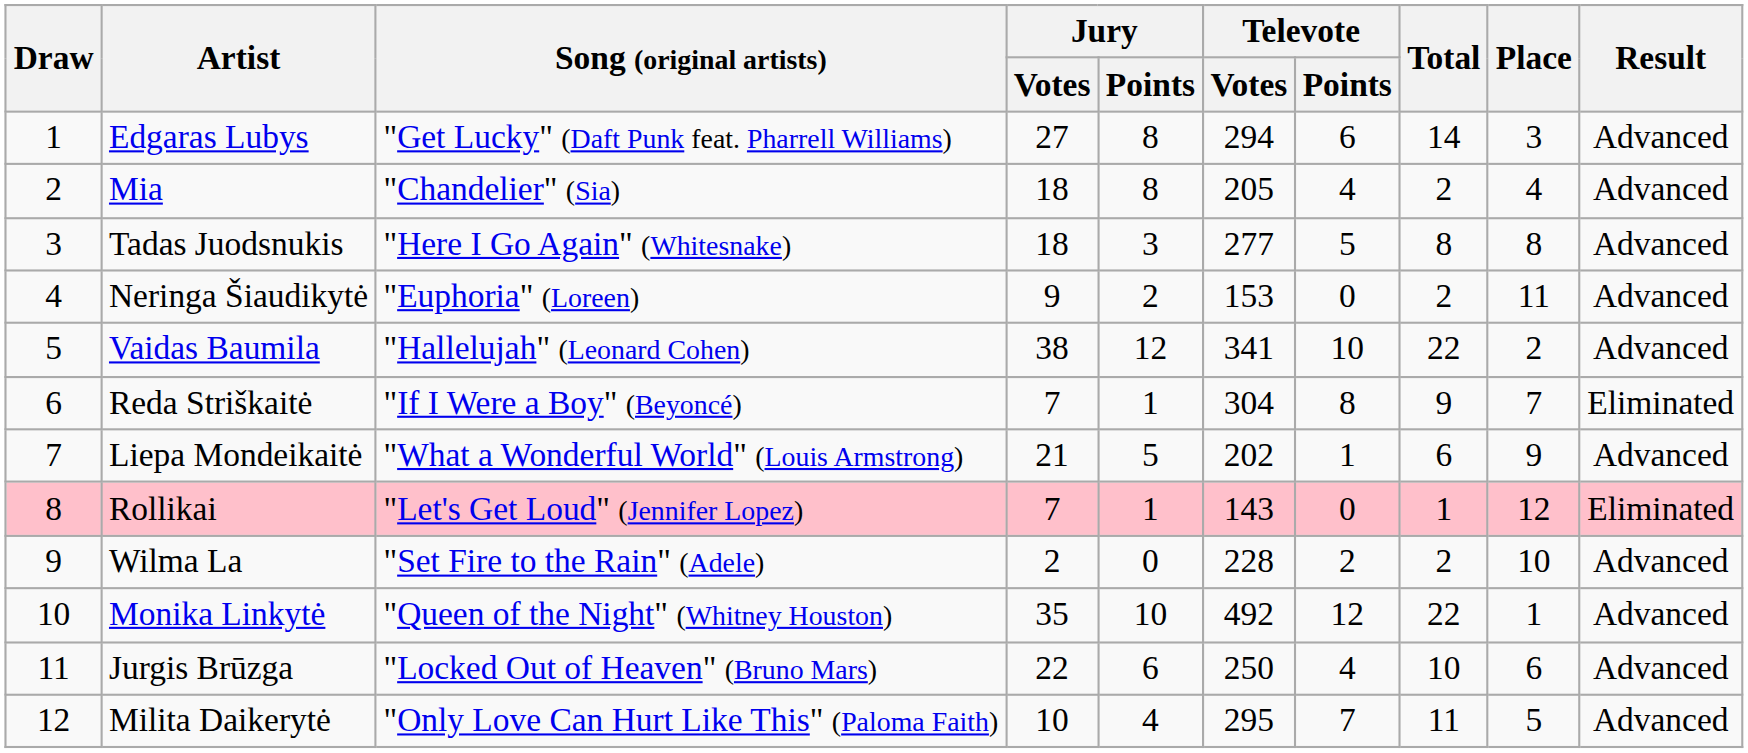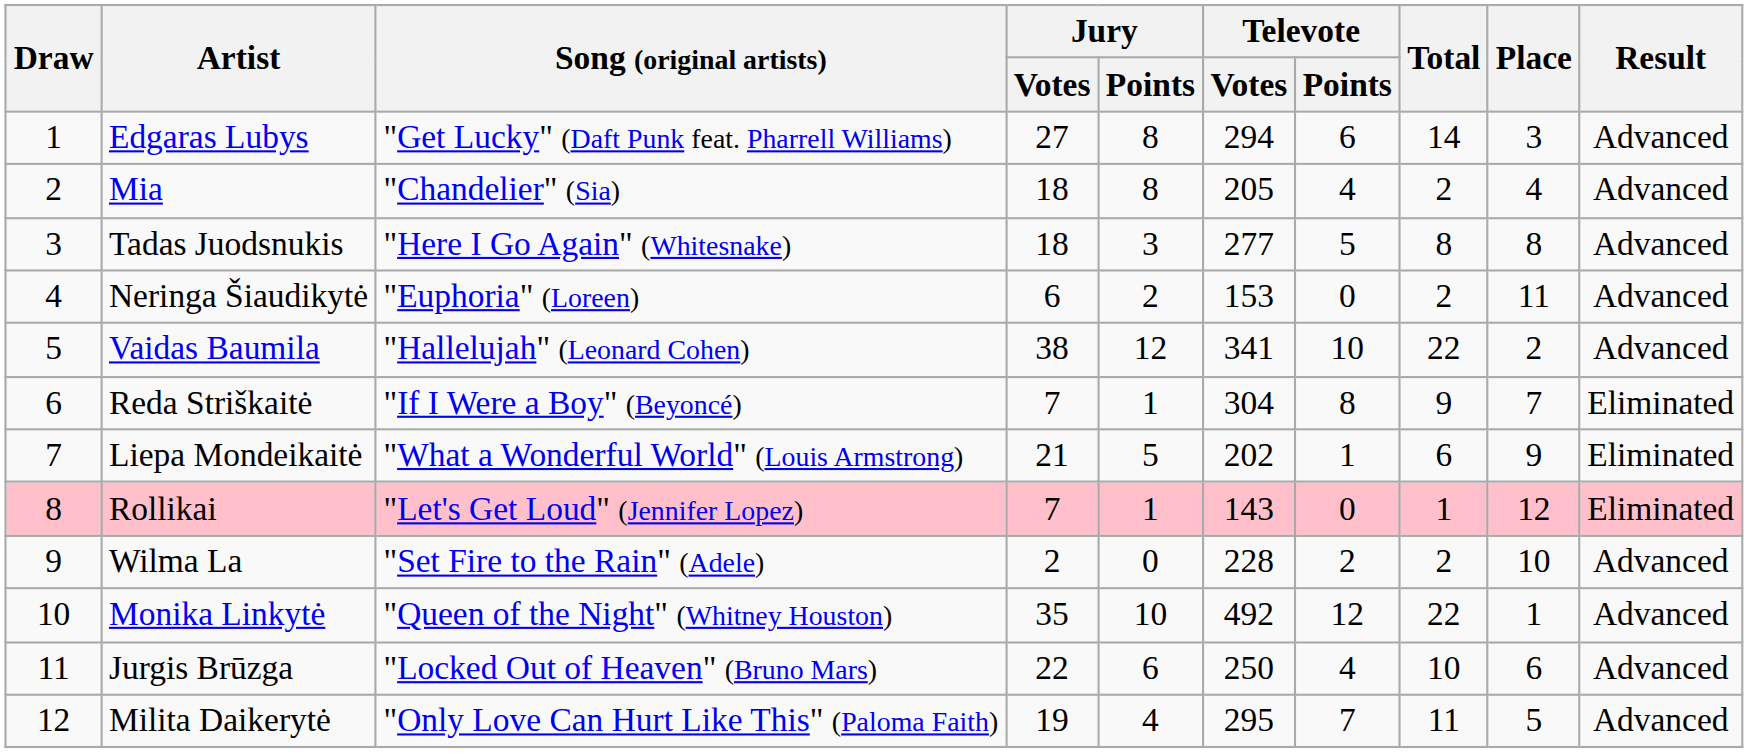(1052, 296) 9 -> (1052, 296) 6
(1661, 455) Advanced -> (1661, 455) Eliminated
(1052, 720) 10 -> (1052, 720) 19
